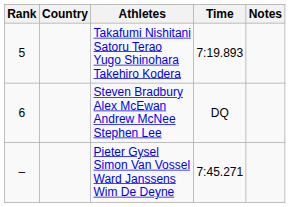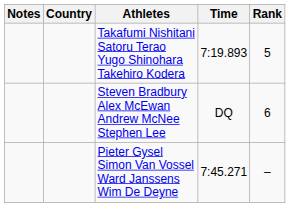columns swapped: (22, 14) <-> (265, 14)
